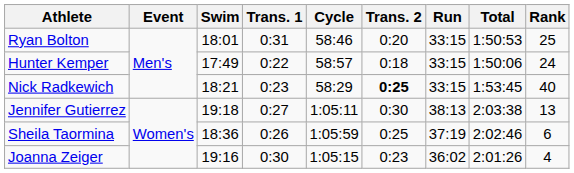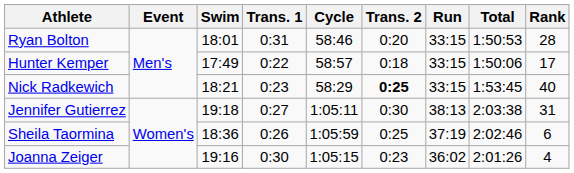(547, 40) 25 -> (547, 40) 28
(547, 63) 24 -> (547, 63) 17
(547, 110) 13 -> (547, 110) 31
